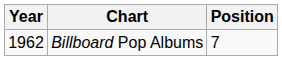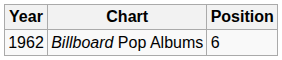(215, 42) 7 -> (215, 42) 6
